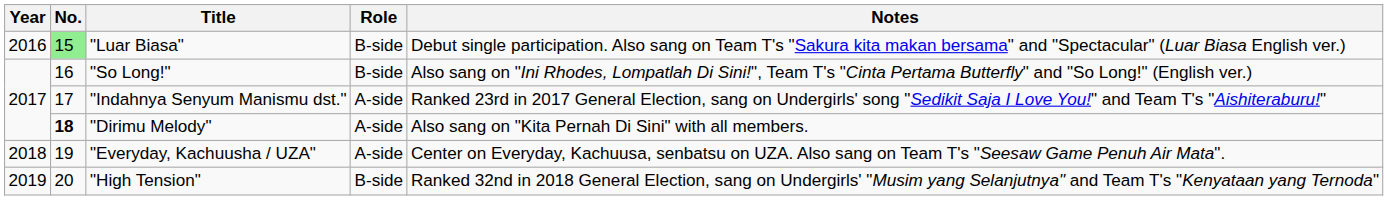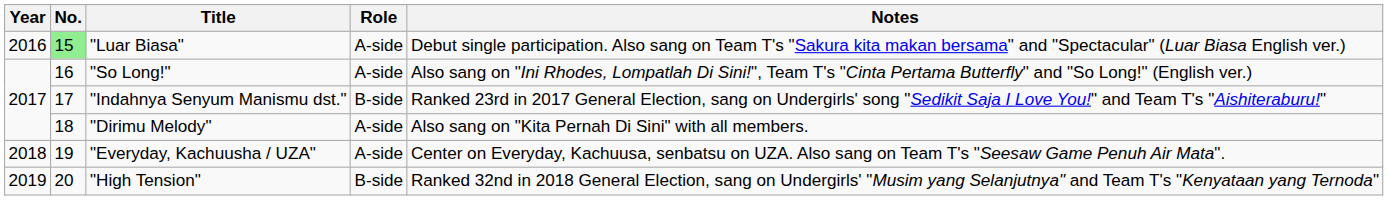(379, 45) B-side -> (379, 45) A-side
(379, 72) B-side -> (379, 72) A-side
(379, 99) A-side -> (379, 99) B-side
(64, 126) bold -> (64, 126) normal
